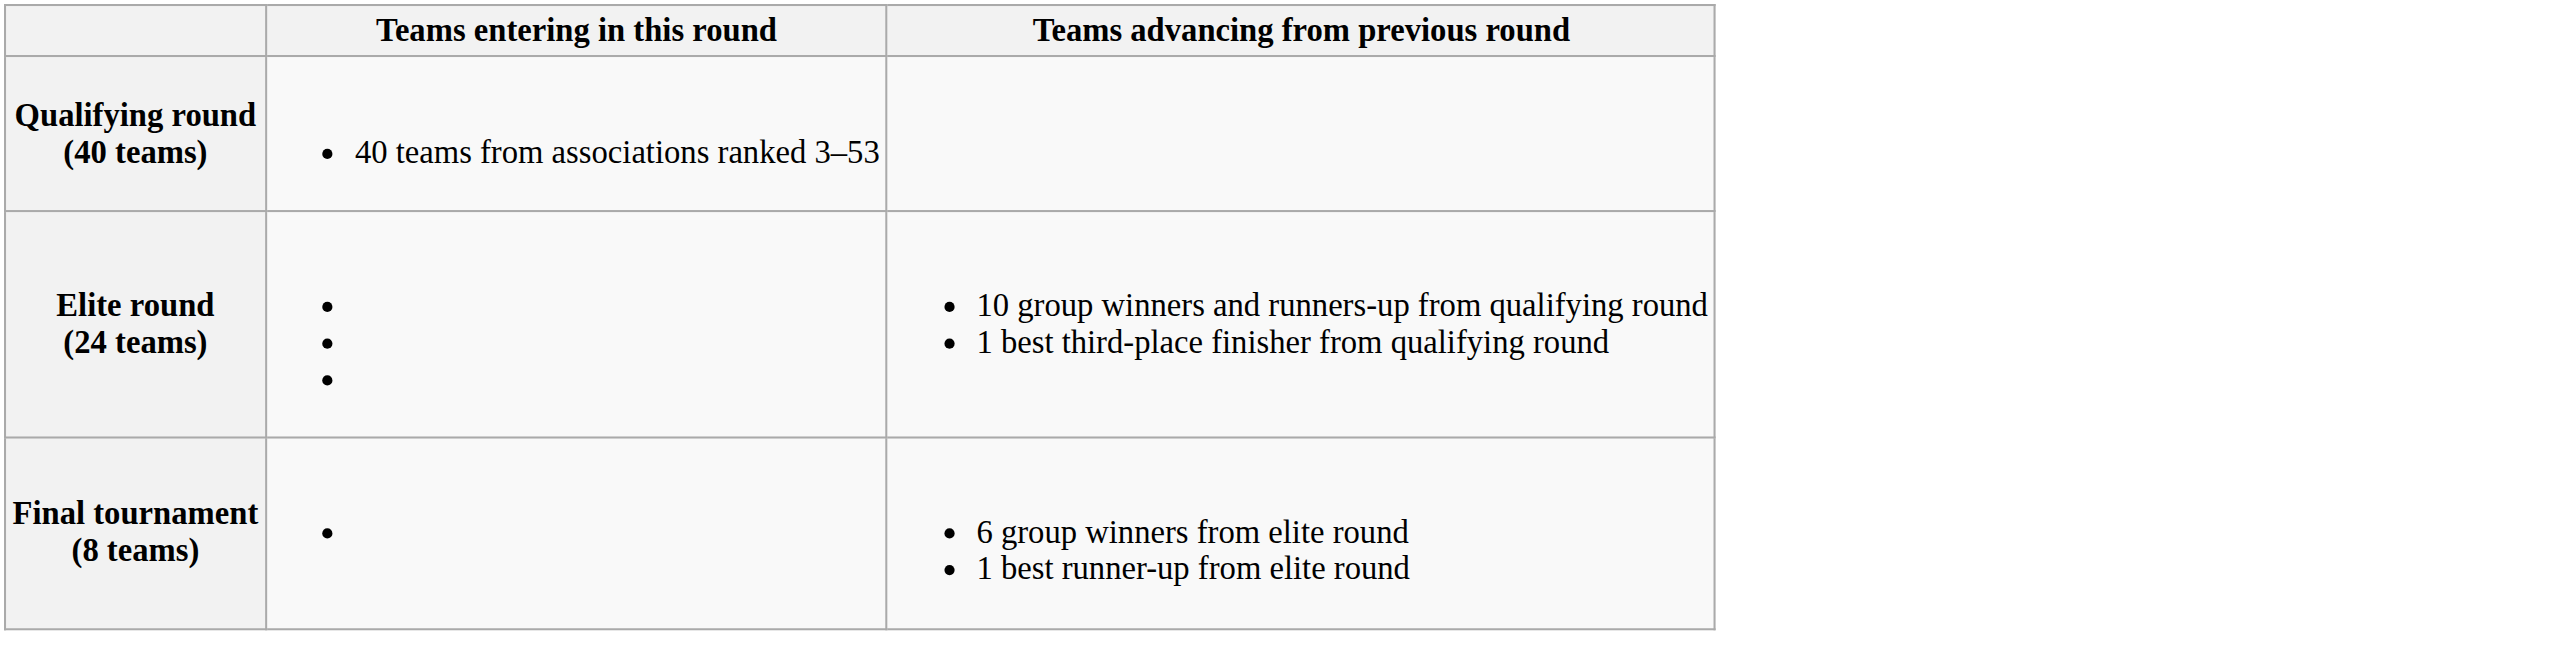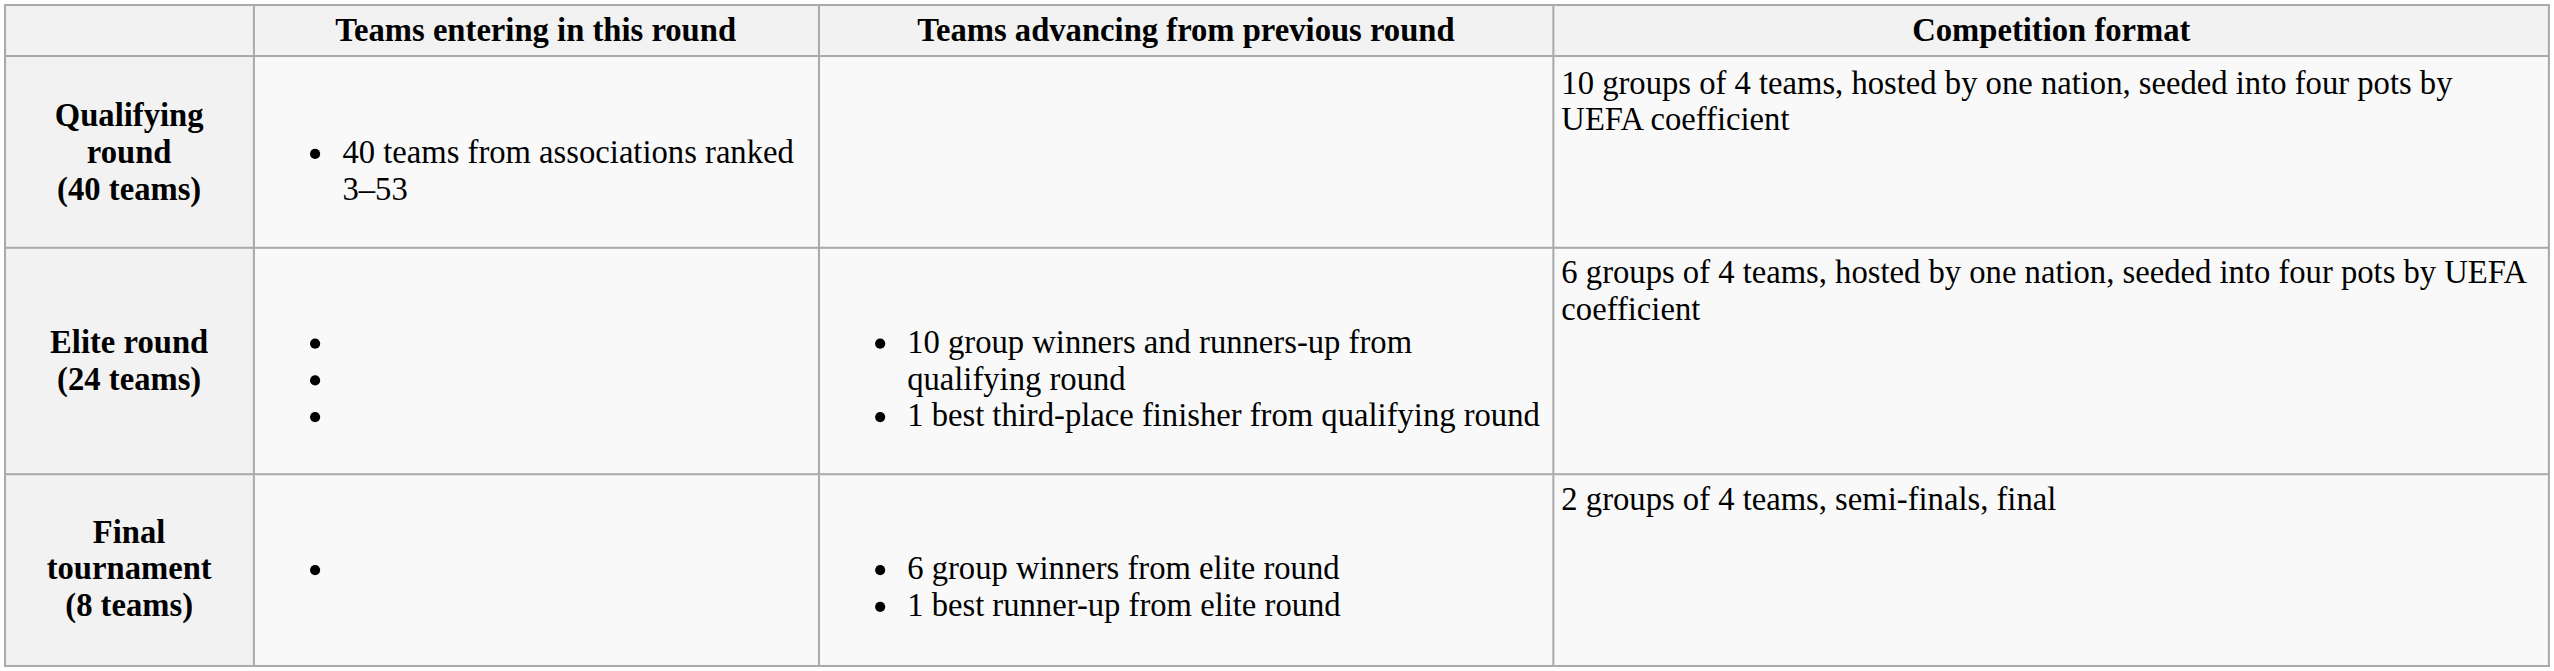+ column: (2051, 30)
